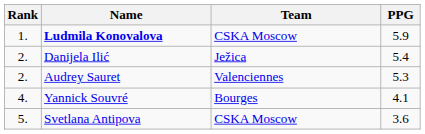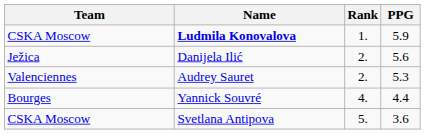columns swapped: (23, 14) <-> (296, 14)
(401, 56) 5.4 -> (401, 56) 5.6
(401, 98) 4.1 -> (401, 98) 4.4
